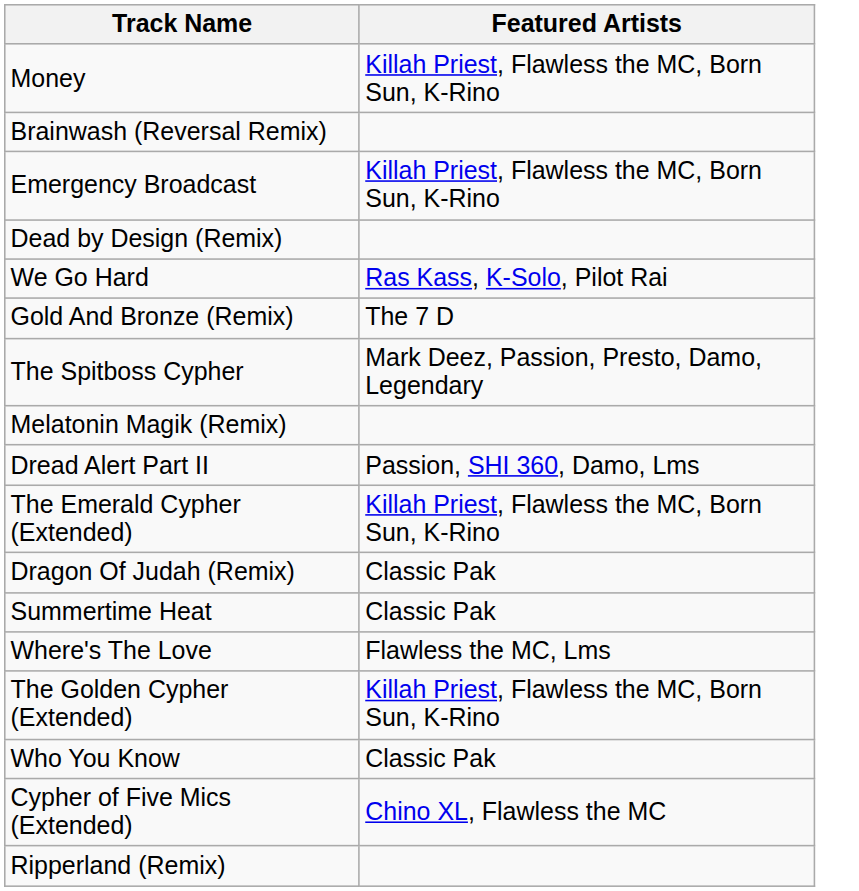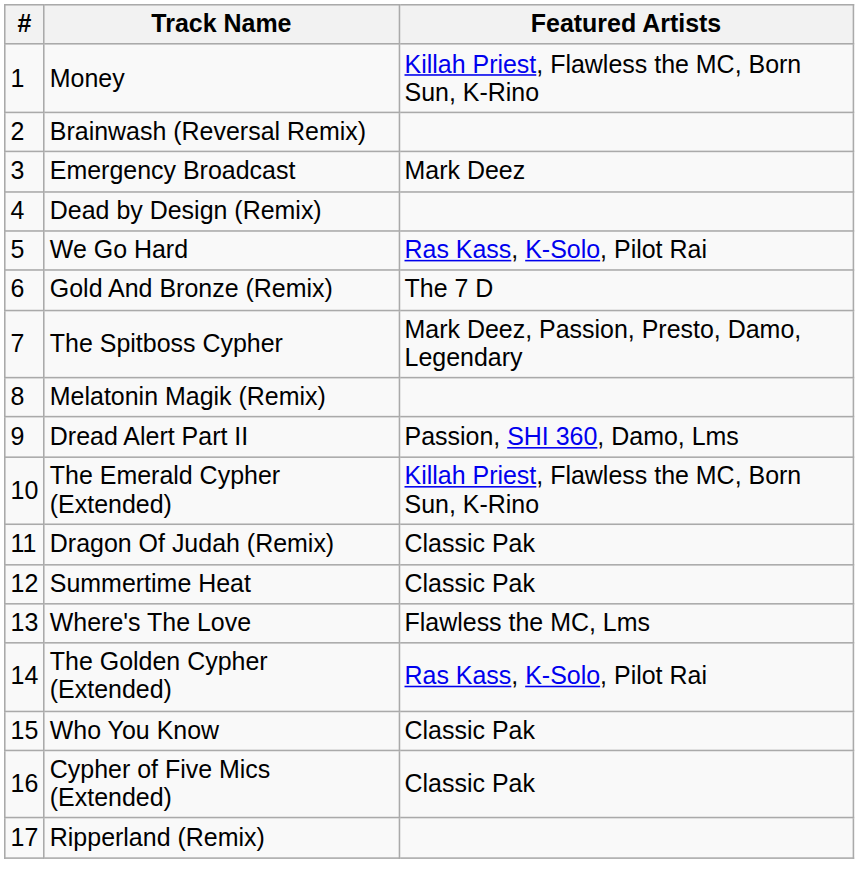+ column: (24, 24)
(564, 185) Killah Priest, Flawless the MC, Born Sun, K-Rino -> (465, 171) Mark Deez
(564, 704) Killah Priest, Flawless the MC, Born Sun, K-Rino -> (556, 676) Ras Kass, K-Solo, Pilot Rai
(516, 812) Chino XL, Flawless the MC -> (470, 784) Classic Pak
